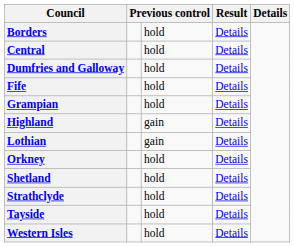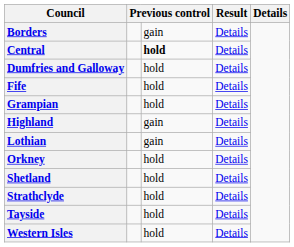(154, 31) hold -> (153, 31) gain
(154, 50) normal -> (154, 50) bold
